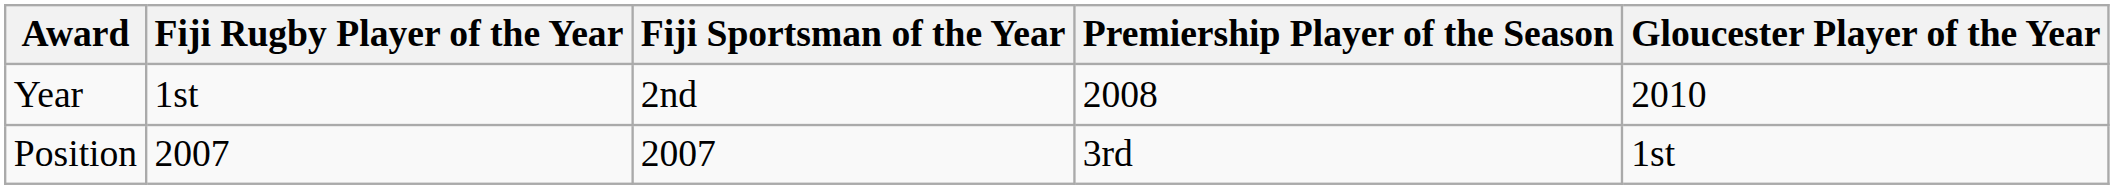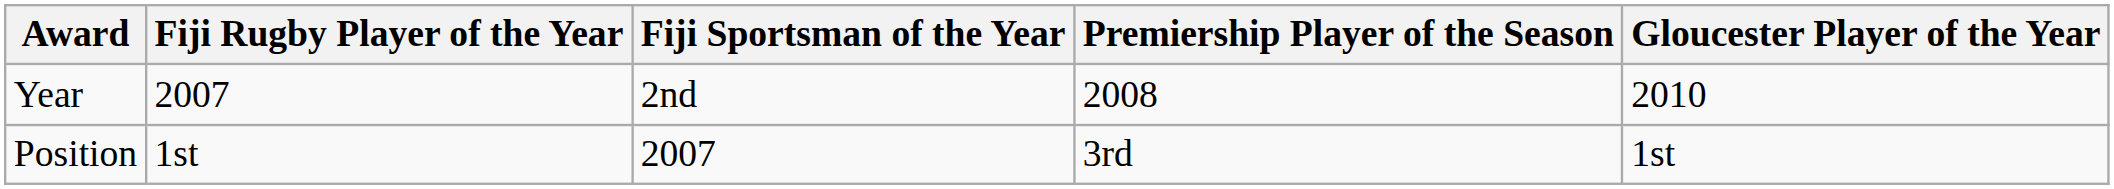(176, 93) 1st -> (192, 93) 2007
(192, 153) 2007 -> (176, 153) 1st
